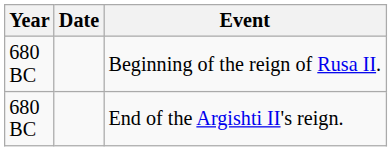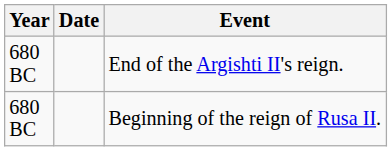rows swapped: (226, 118) <-> (245, 63)
